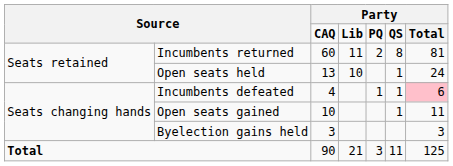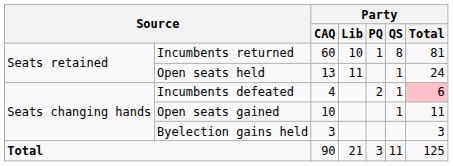(356, 53) 11 -> (356, 53) 10
(379, 53) 2 -> (379, 53) 1
(356, 73) 10 -> (356, 73) 11
(379, 92) 1 -> (379, 92) 2
